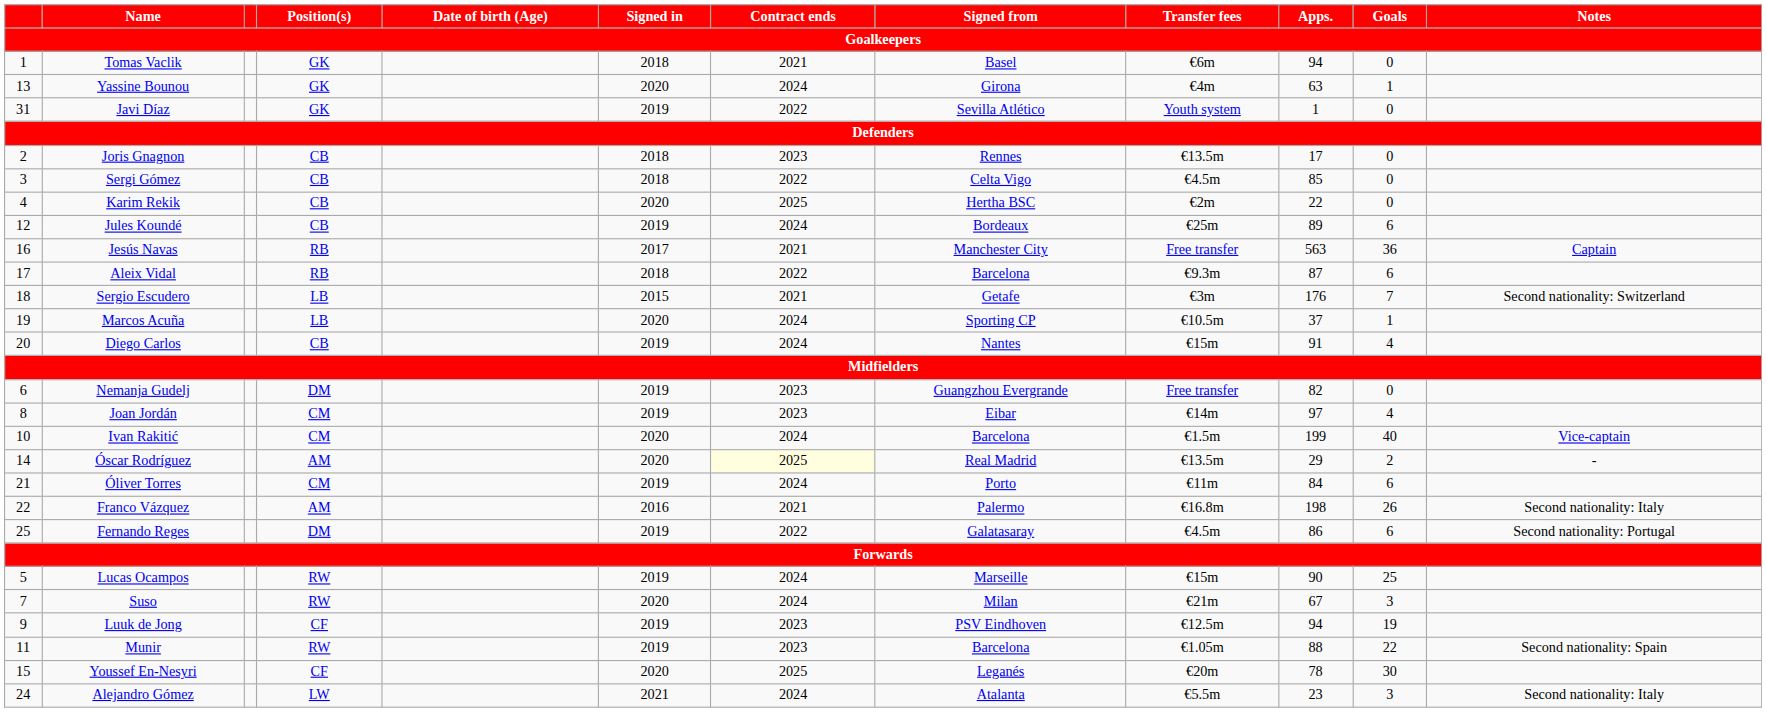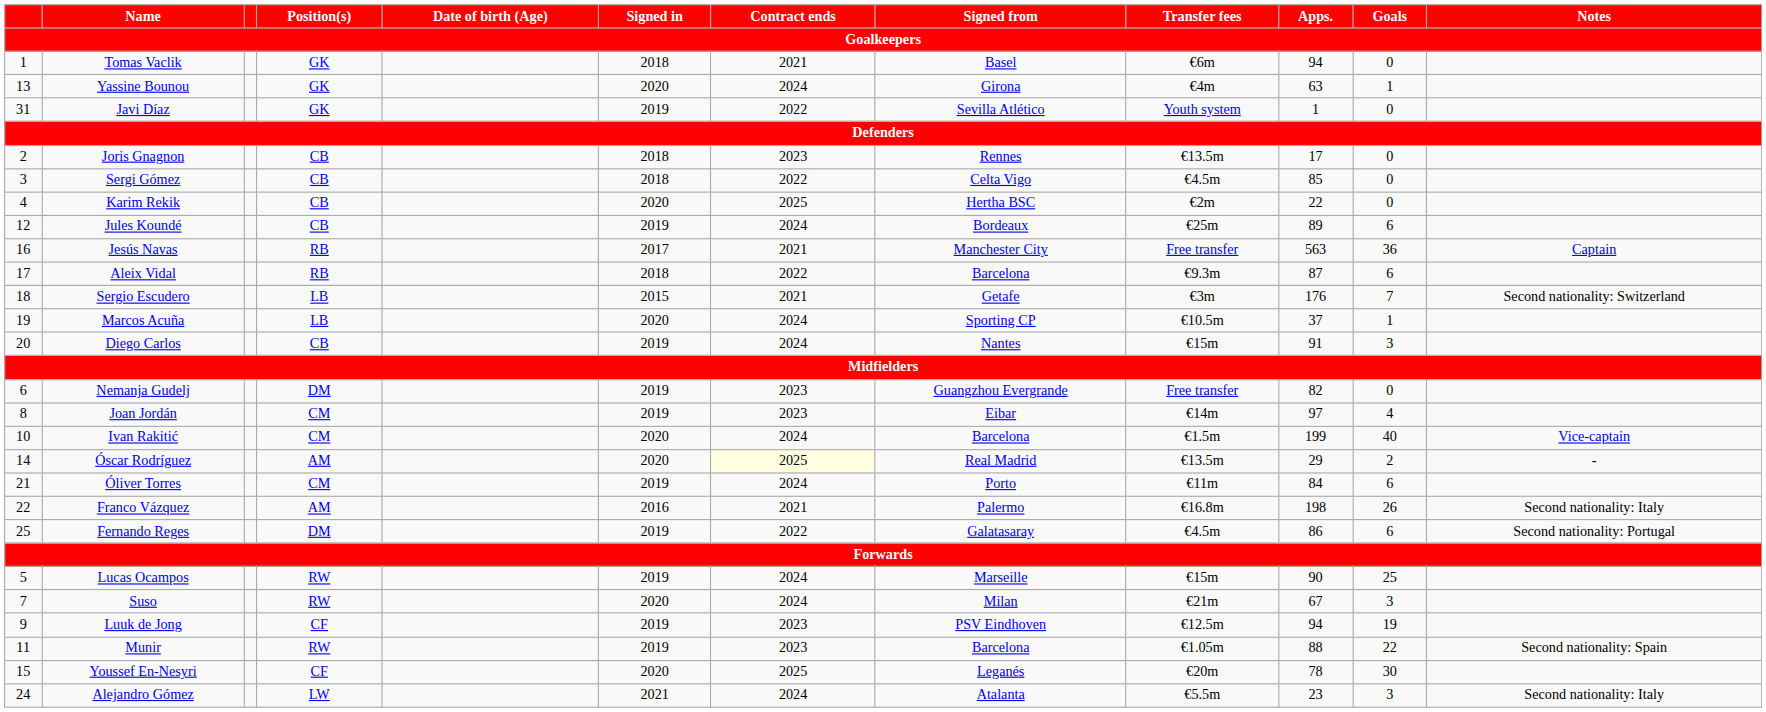(1390, 343) 4 -> (1390, 343) 3
